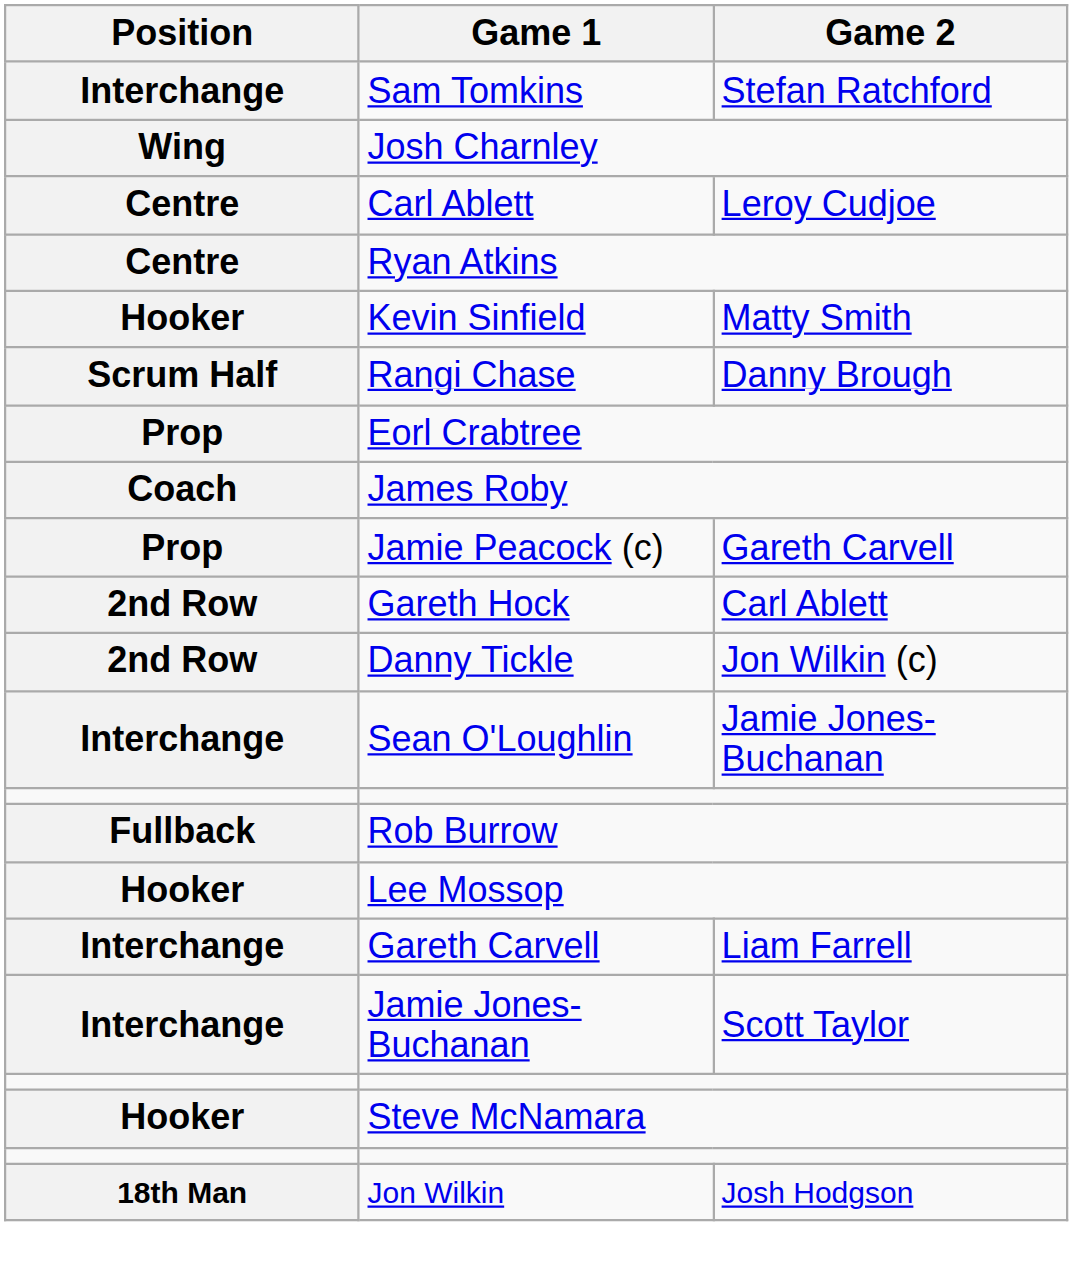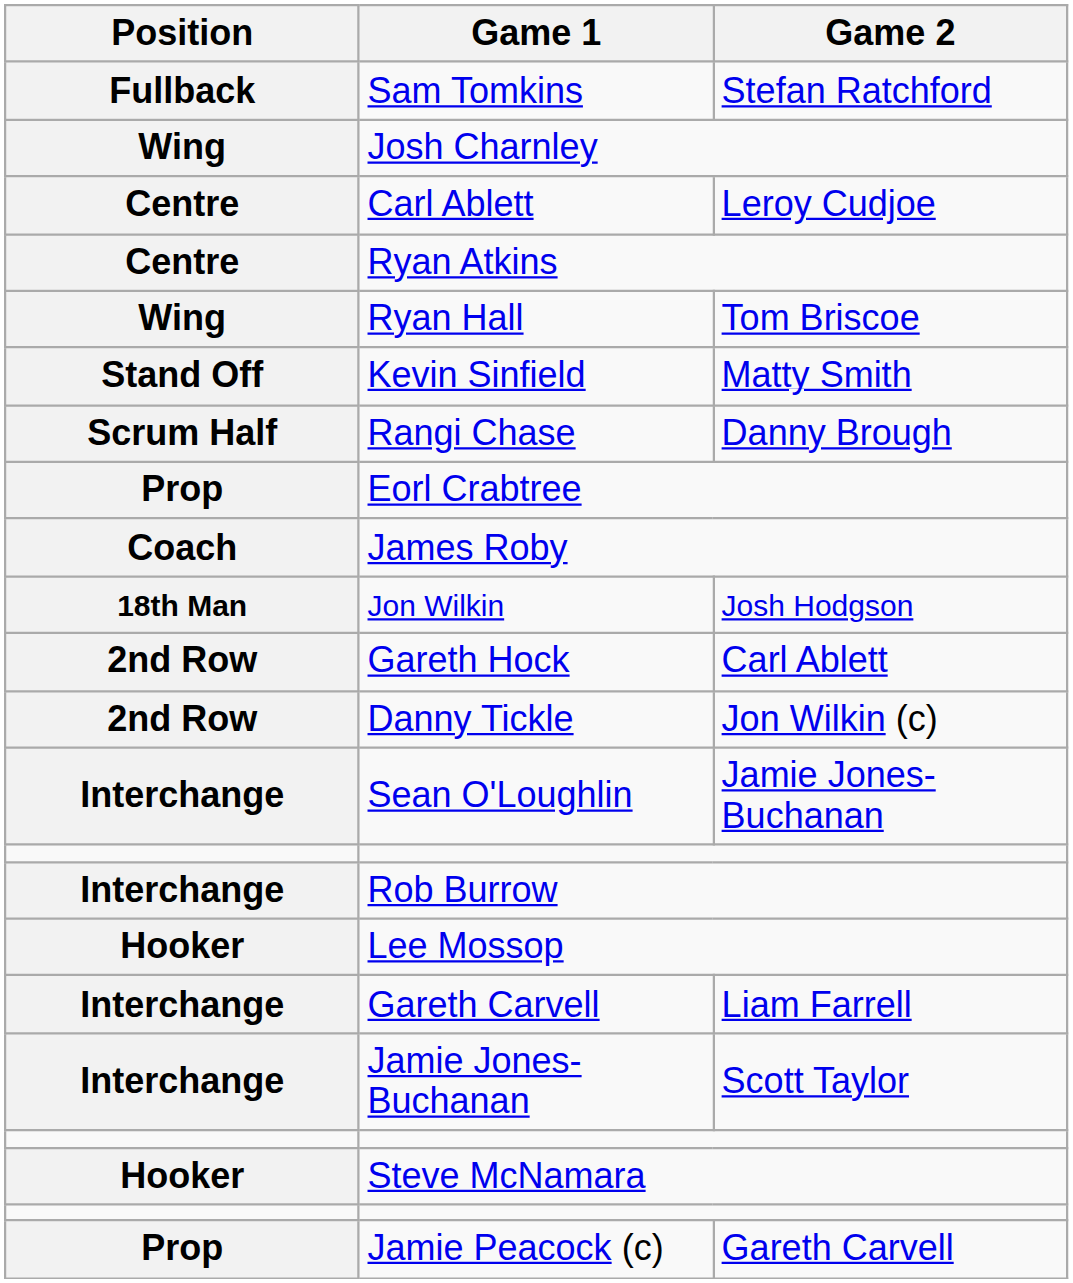(182, 90) Interchange -> (182, 90) Fullback
+ row: (446, 318)
(182, 318) Hooker -> (182, 375) Stand Off
rows swapped: (516, 546) <-> (436, 1193)
(182, 832) Fullback -> (182, 889) Interchange
